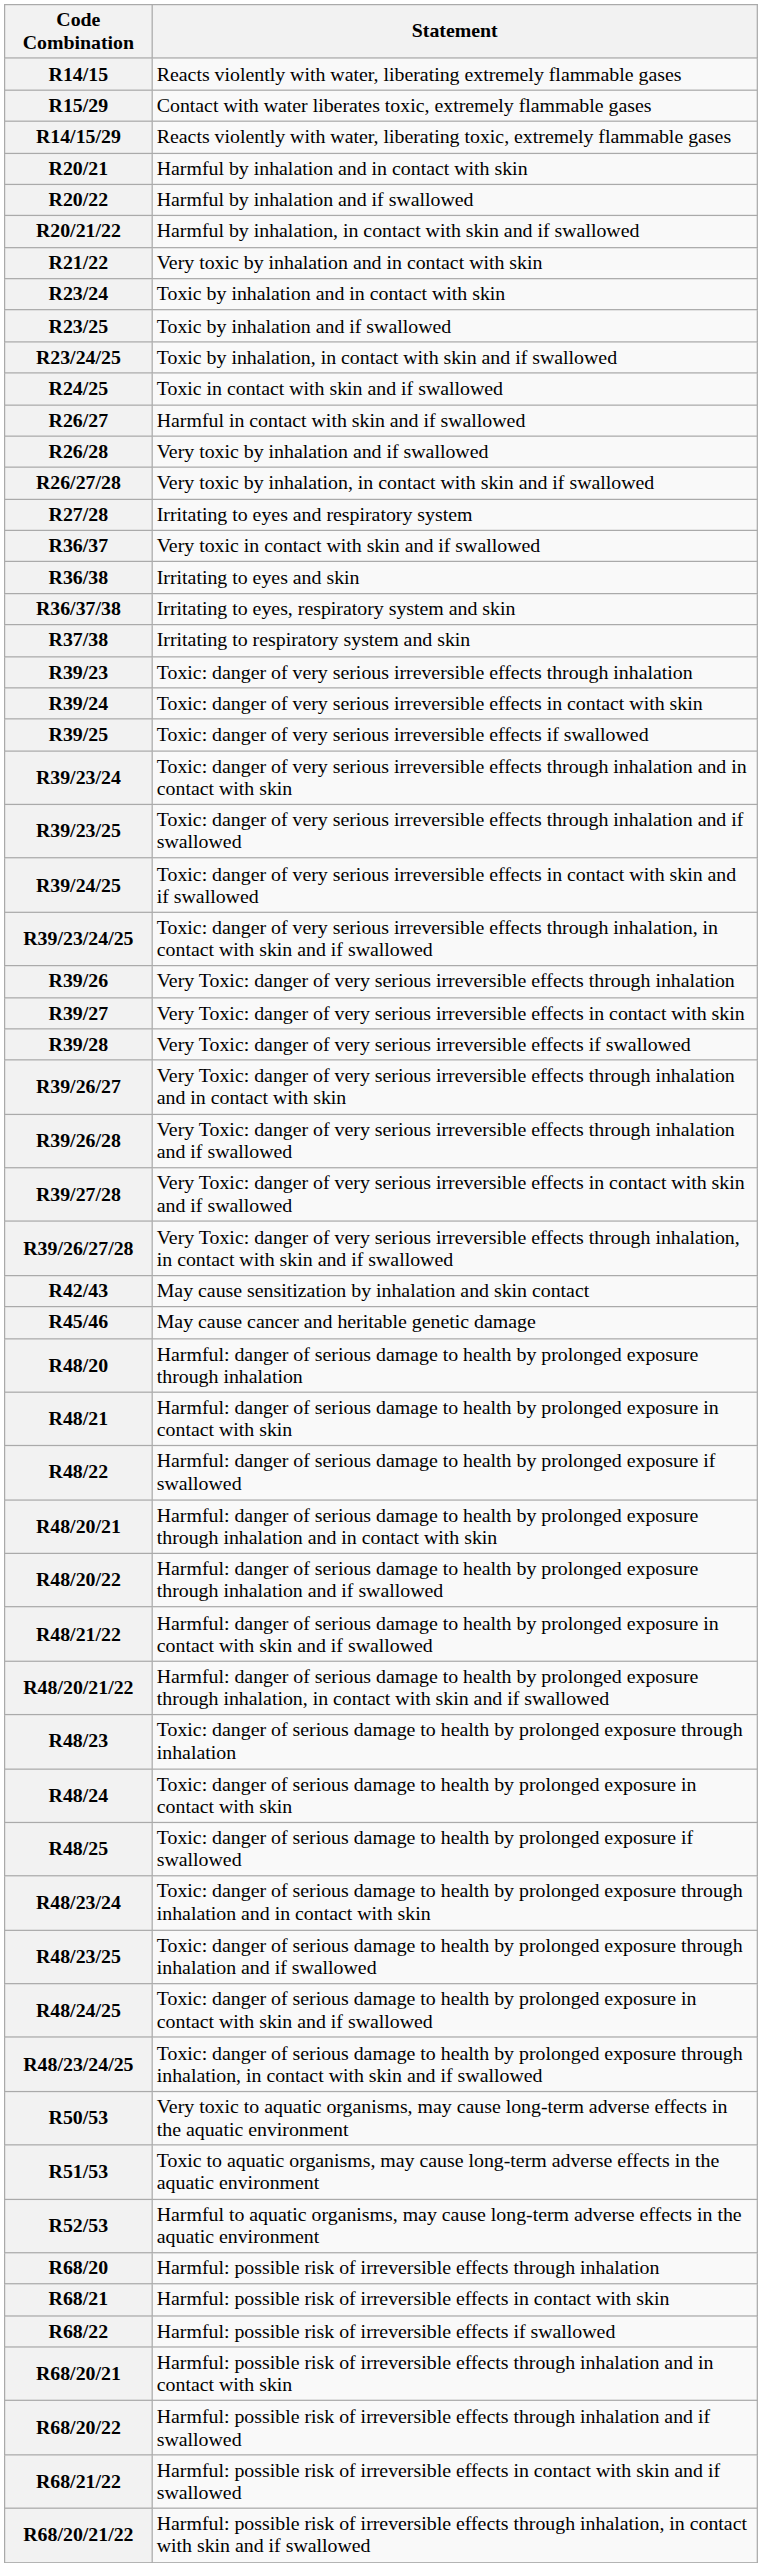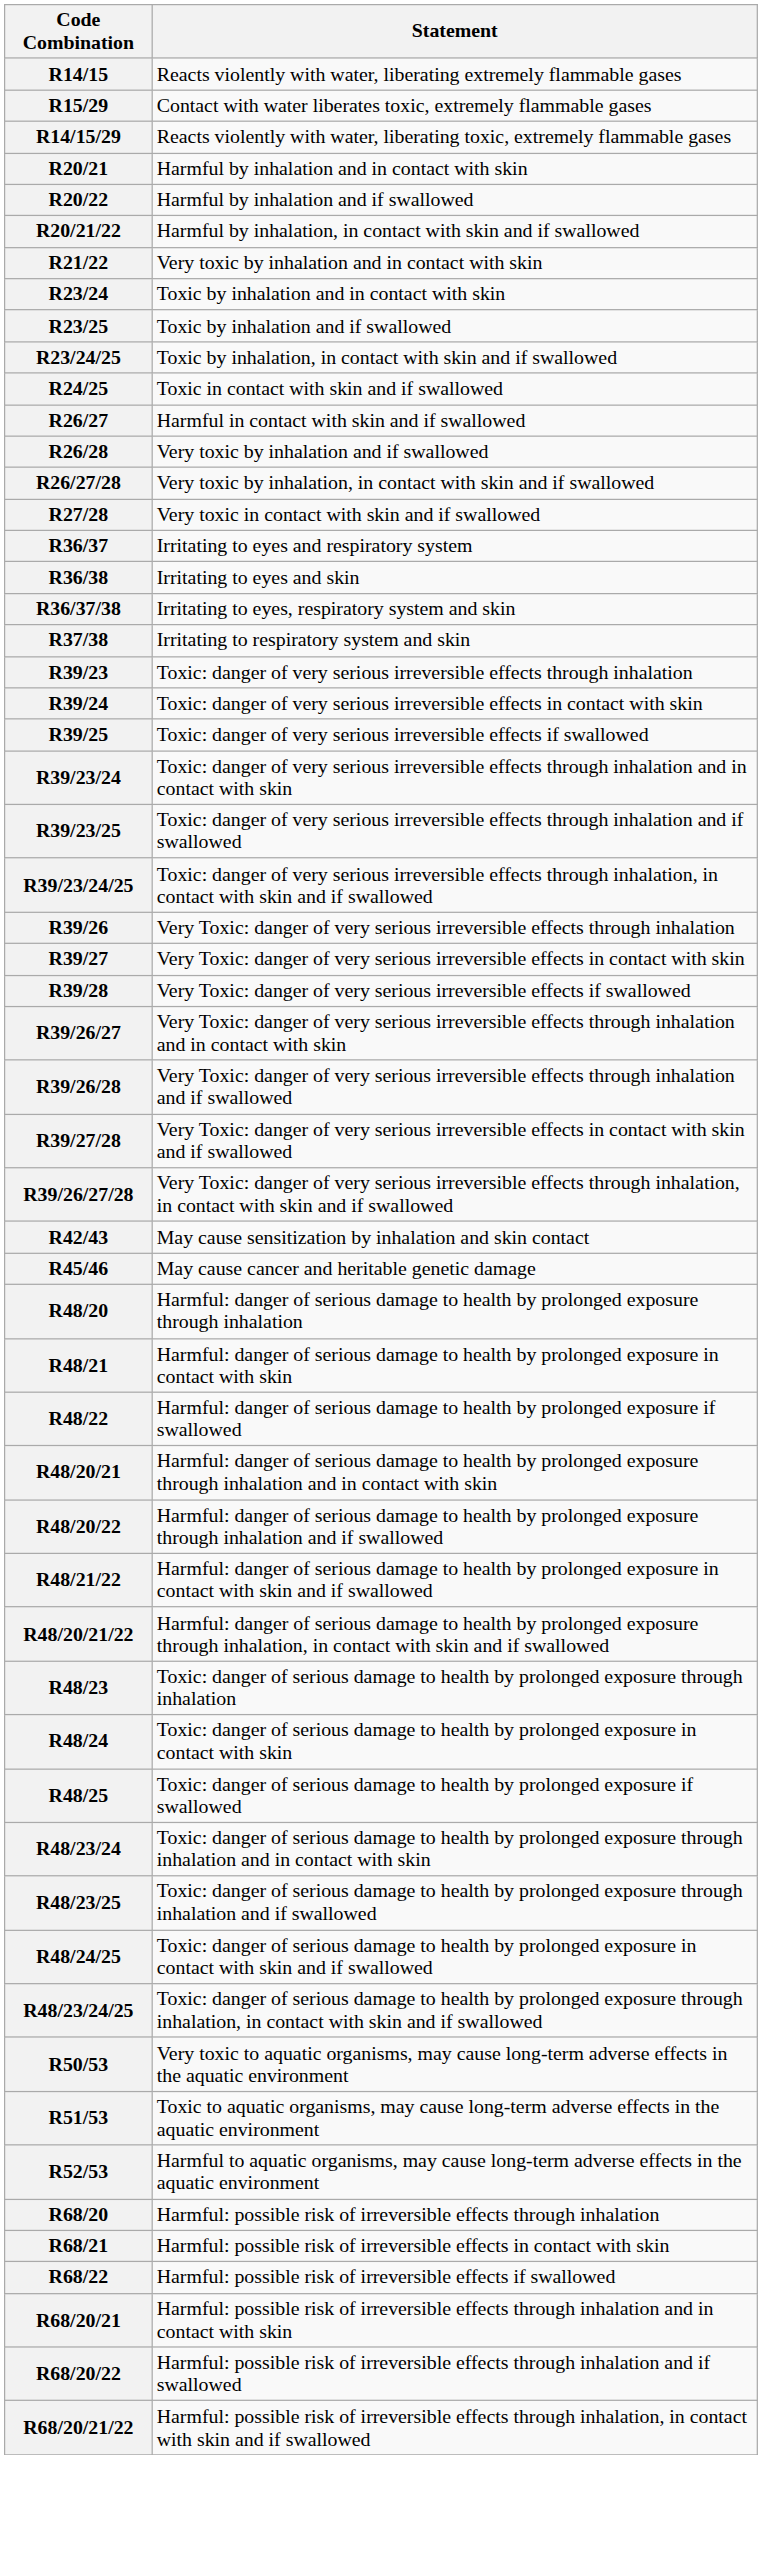(315, 514) Irritating to eyes and respiratory system -> (348, 514) Very toxic in contact with skin and if swallowed
(348, 545) Very toxic in contact with skin and if swallowed -> (315, 545) Irritating to eyes and respiratory system
- row: (78, 884)
- row: (78, 2481)
